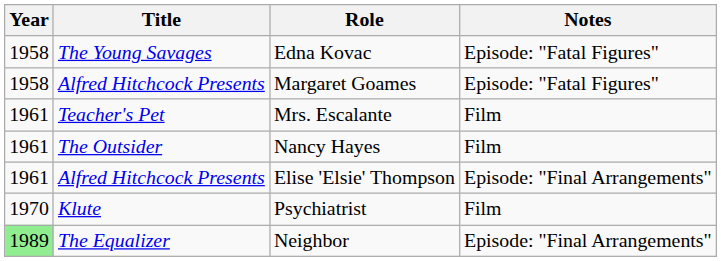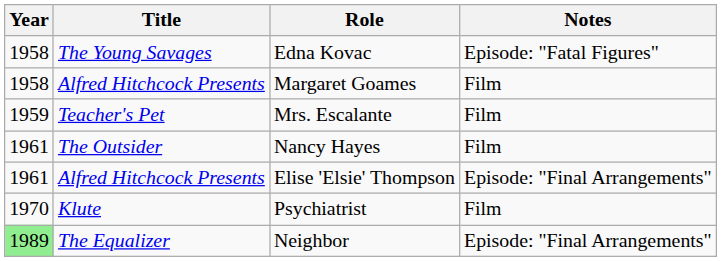(561, 83) Episode: "Fatal Figures" -> (483, 83) Film
(29, 114) 1961 -> (29, 114) 1959
